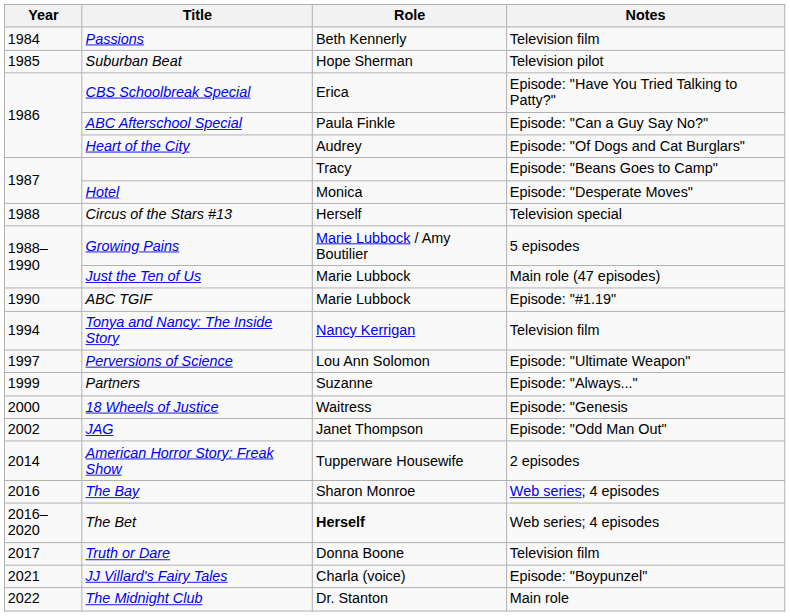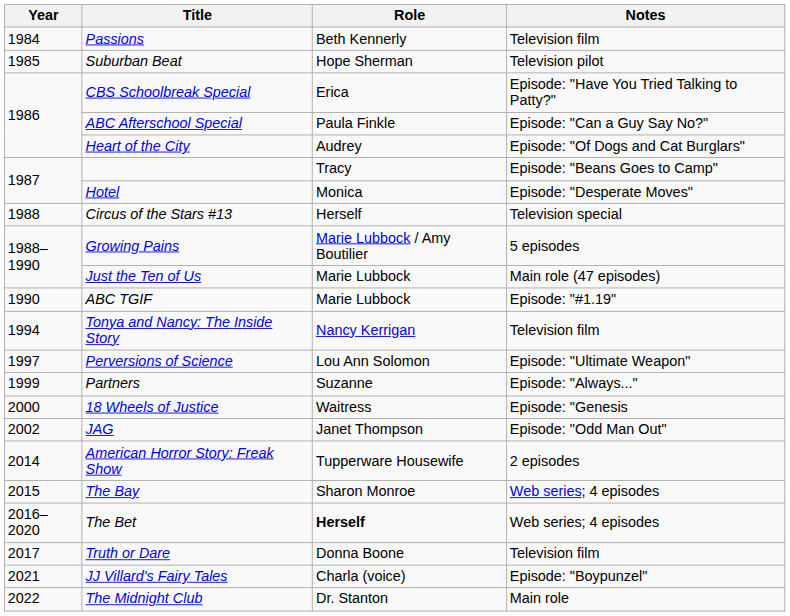(24, 491) 2016 -> (24, 491) 2015
